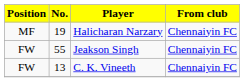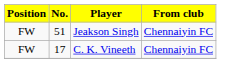- row: (118, 31)
(60, 49) 55 -> (60, 31) 51
(60, 67) 13 -> (60, 49) 17
